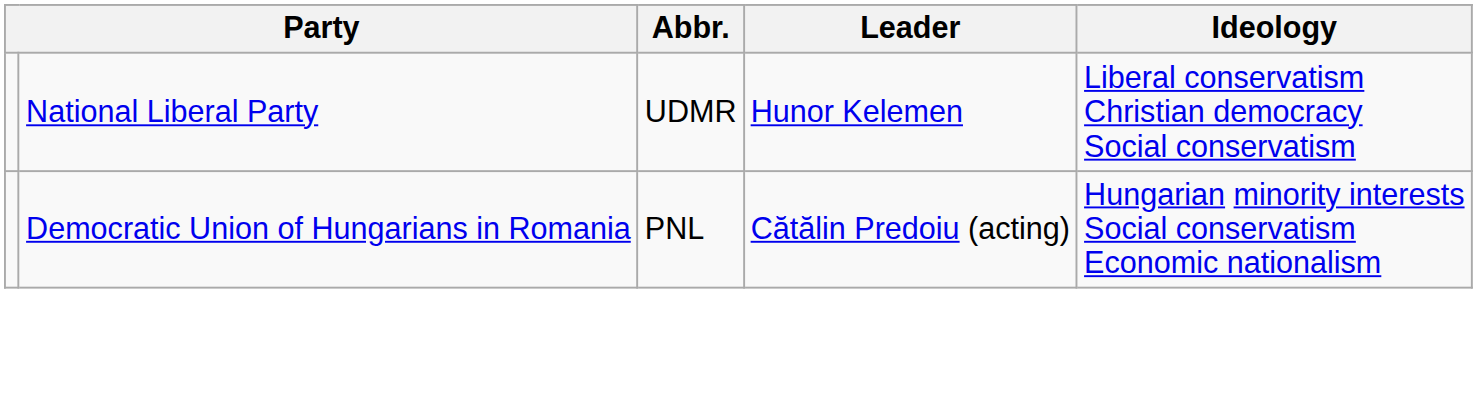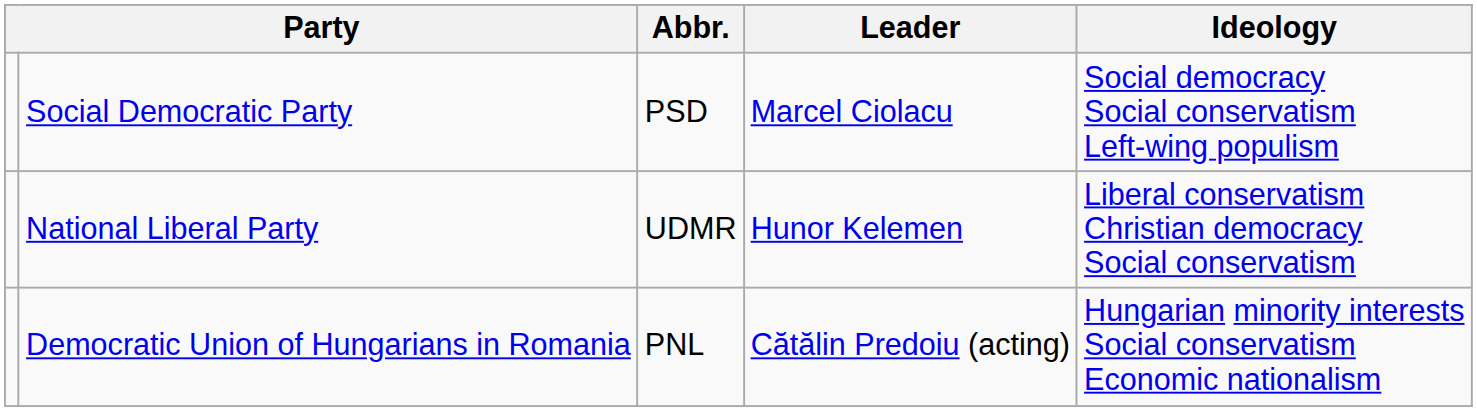+ row: (189, 111)
